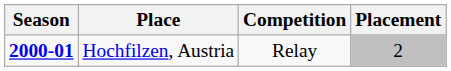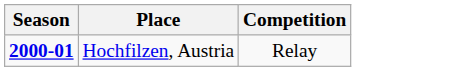- column: (398, 19)
